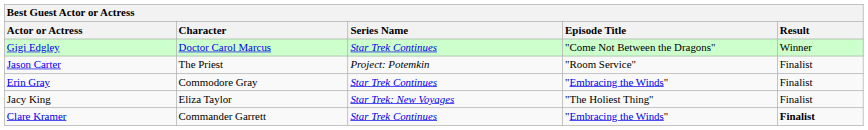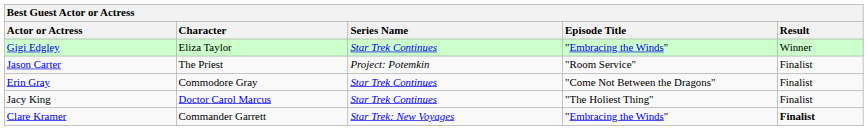(225, 47) Doctor Carol Marcus -> (205, 47) Eliza Taylor
(640, 47) "Come Not Between the Dragons" -> (617, 47) "Embracing the Winds"
(617, 82) "Embracing the Winds" -> (640, 82) "Come Not Between the Dragons"
(205, 99) Eliza Taylor -> (225, 99) Doctor Carol Marcus
(402, 99) Star Trek: New Voyages -> (394, 99) Star Trek Continues
(394, 116) Star Trek Continues -> (402, 116) Star Trek: New Voyages
